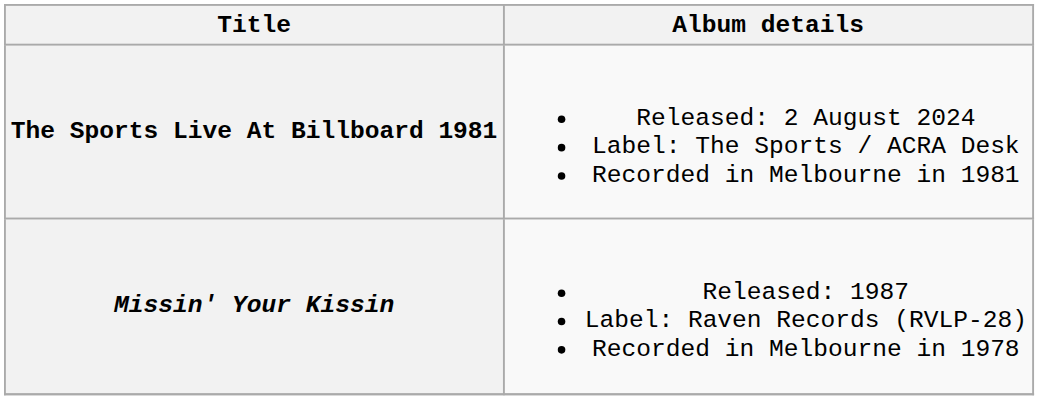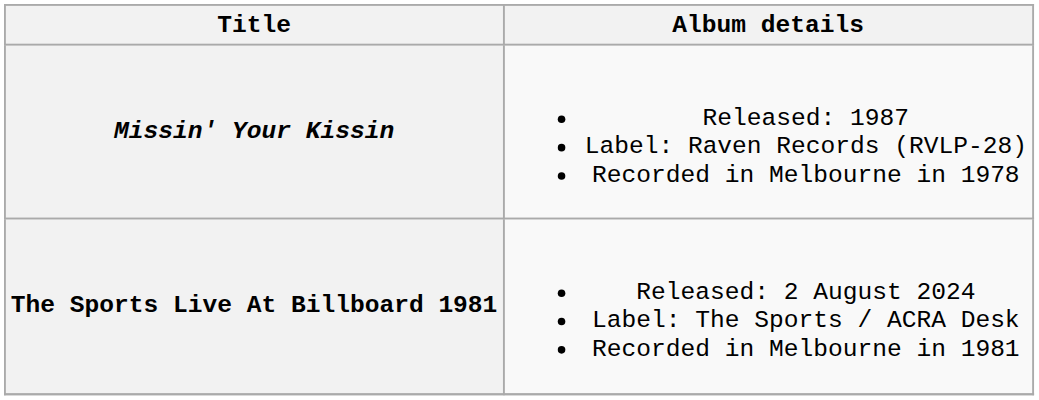rows swapped: (254, 306) <-> (254, 132)
